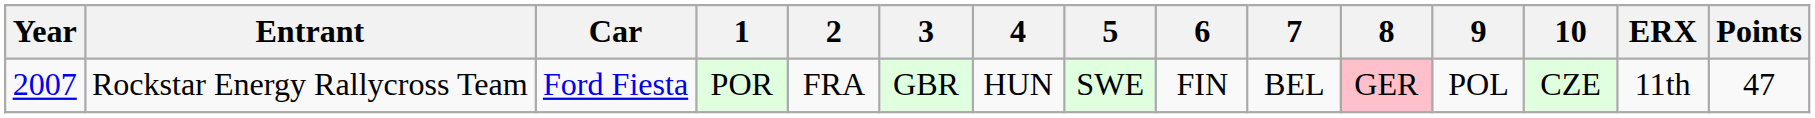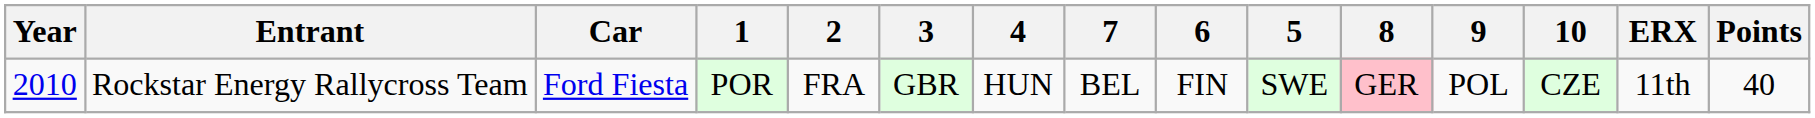columns swapped: (1110, 31) <-> (1294, 31)
(45, 84) 2007 -> (45, 84) 2010
(1759, 84) 47 -> (1759, 84) 40
